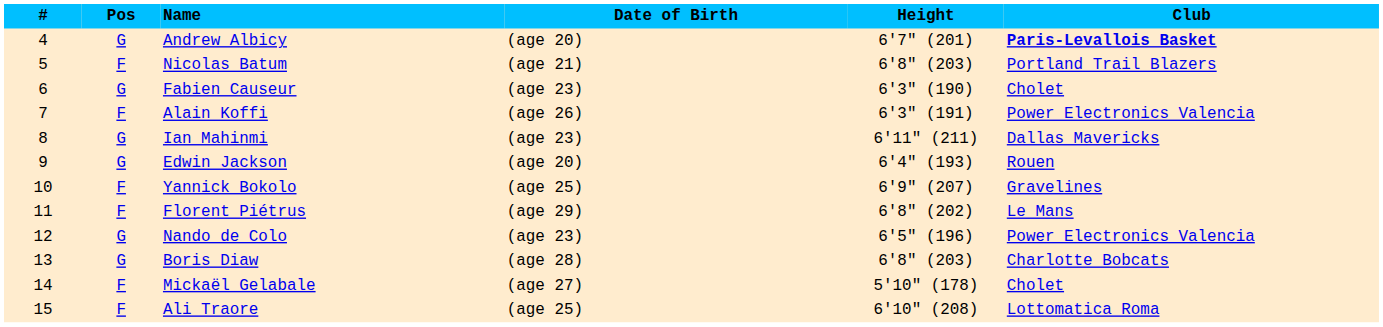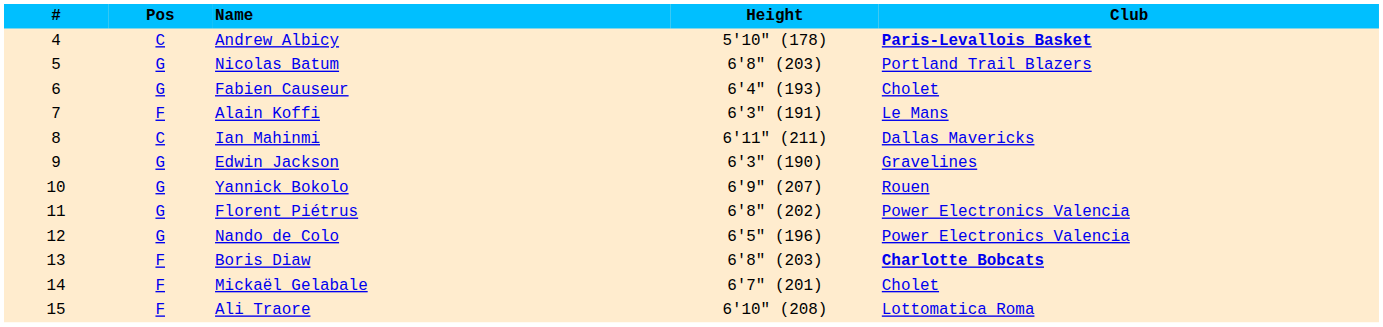- column: (676, 16)
(121, 41) G -> (160, 41) C
(926, 41) 6'7" (201) -> (775, 41) 5'10" (178)
(121, 65) F -> (160, 65) G
(926, 90) 6'3" (190) -> (775, 90) 6'4" (193)
(1131, 114) Power Electronics Valencia -> (915, 114) Le Mans
(121, 139) G -> (160, 139) C
(926, 163) 6'4" (193) -> (775, 163) 6'3" (190)
(1031, 163) Rouen -> (930, 163) Gravelines
(121, 188) F -> (160, 188) G
(1055, 188) Gravelines -> (906, 188) Rouen
(121, 212) F -> (160, 212) G
(1040, 212) Le Mans -> (1006, 212) Power Electronics Valencia
(121, 261) G -> (160, 261) F
(1088, 261) normal -> (963, 261) bold
(926, 286) 5'10" (178) -> (775, 286) 6'7" (201)
